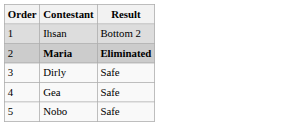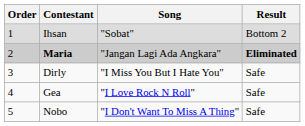+ column: (170, 14)
